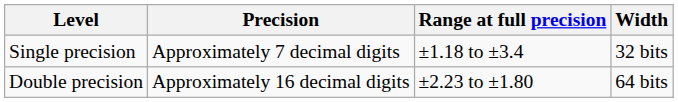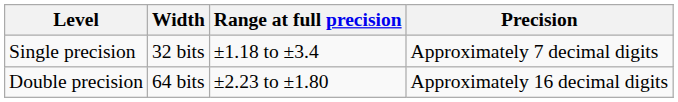columns swapped: (642, 19) <-> (281, 19)
